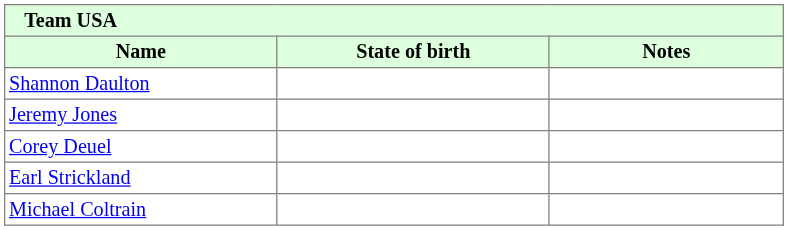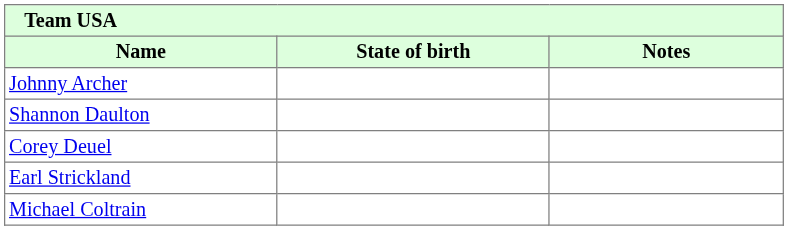+ row: (68, 83)
- row: (63, 114)
